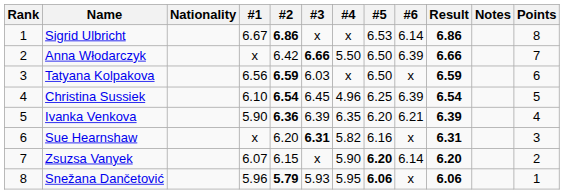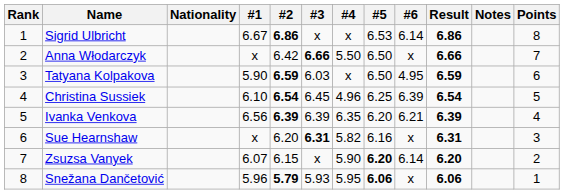(411, 55) 6.39 -> (411, 55) x
(255, 76) 6.56 -> (255, 76) 5.90
(411, 76) x -> (411, 76) 4.95
(255, 117) 5.90 -> (255, 117) 6.56
(286, 117) 6.36 -> (286, 117) 6.39
